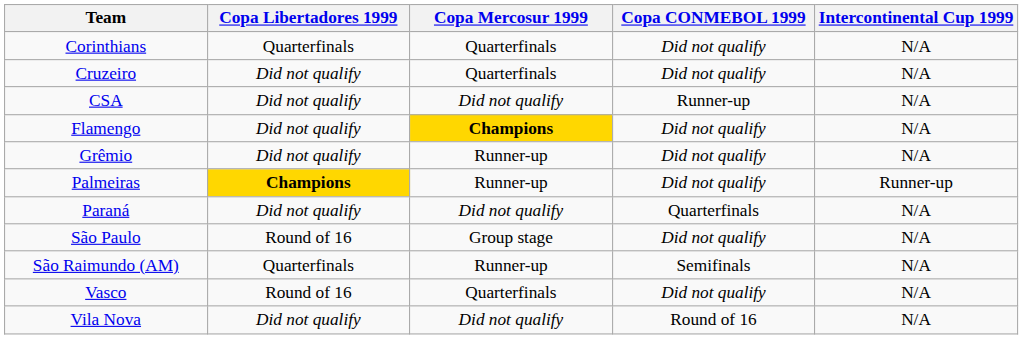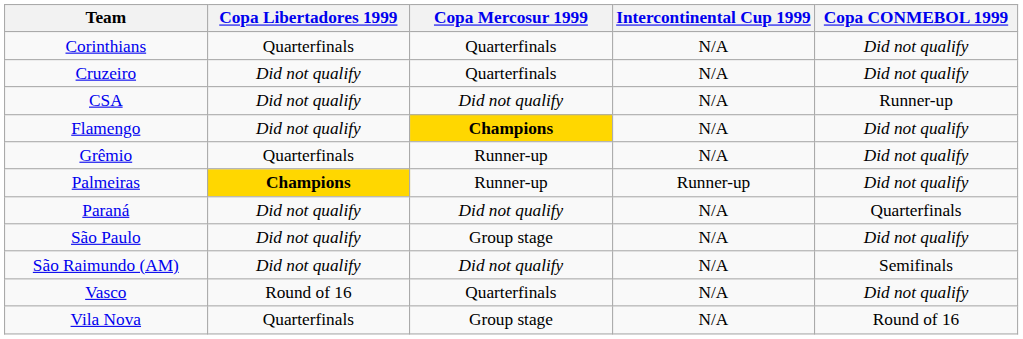columns swapped: (713, 18) <-> (916, 18)
(308, 155) Did not qualify -> (308, 155) Quarterfinals
(308, 237) Round of 16 -> (308, 237) Did not qualify
(308, 264) Quarterfinals -> (308, 264) Did not qualify
(511, 264) Runner-up -> (511, 264) Did not qualify
(308, 319) Did not qualify -> (308, 319) Quarterfinals
(511, 319) Did not qualify -> (511, 319) Group stage
